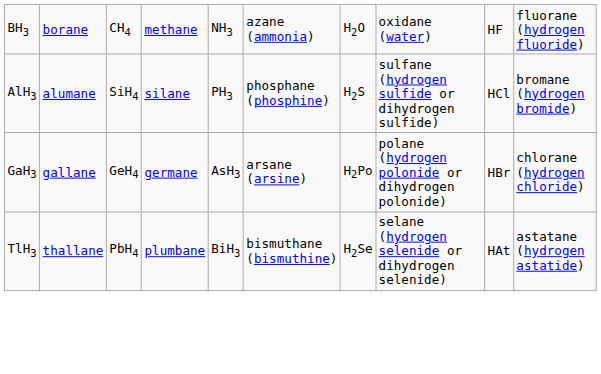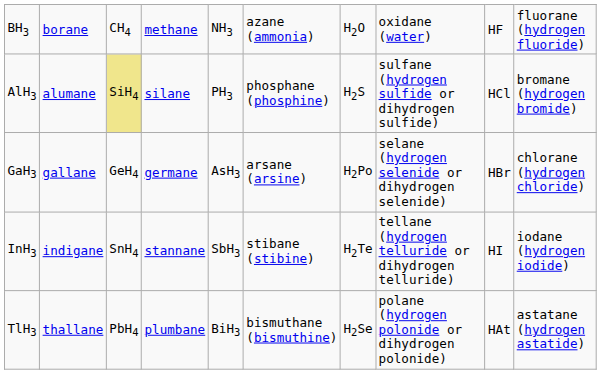(124, 94) no background -> (124, 94) khaki background
(420, 172) polane (hydrogen polonide or dihydrogen polonide) -> (420, 172) selane (hydrogen selenide or dihydrogen selenide)
+ row: (22, 251)
(420, 251) selane (hydrogen selenide or dihydrogen selenide) -> (420, 330) polane (hydrogen polonide or dihydrogen polonide)
